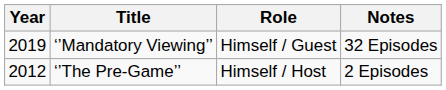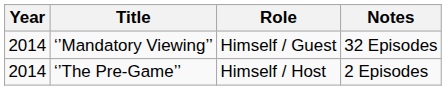(27, 44) 2019 -> (27, 44) 2014
(27, 71) 2012 -> (27, 71) 2014
